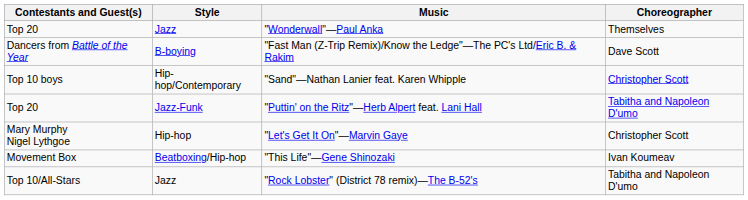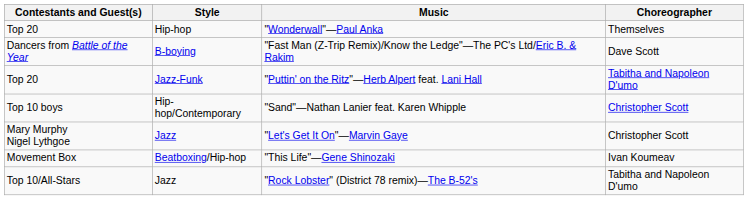(165, 29) Jazz -> (173, 29) Hip-hop
rows swapped: (365, 79) <-> (373, 107)
(173, 136) Hip-hop -> (165, 136) Jazz
